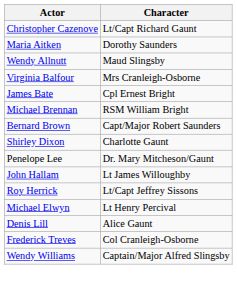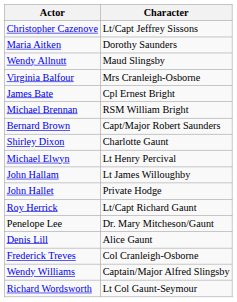(150, 28) Lt/Capt Richard Gaunt -> (150, 28) Lt/Capt Jeffrey Sissons
rows swapped: (38, 207) <-> (34, 158)
+ row: (30, 191)
(150, 191) Lt/Capt Jeffrey Sissons -> (150, 207) Lt/Capt Richard Gaunt
+ row: (49, 288)
